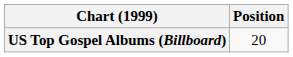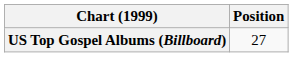(259, 39) 20 -> (259, 39) 27
